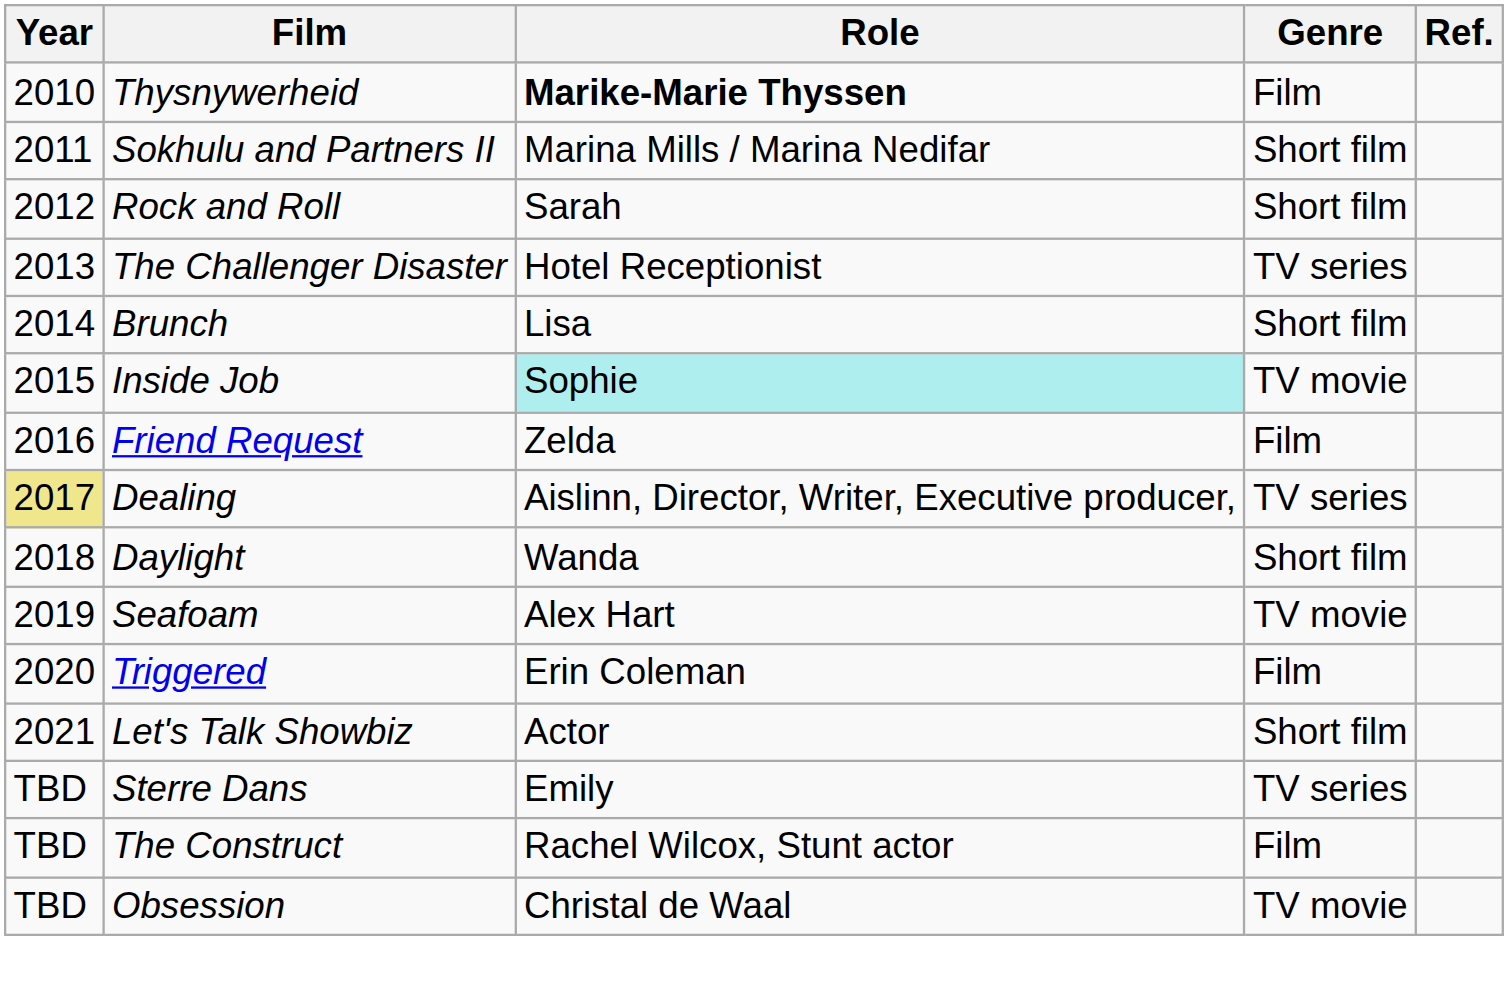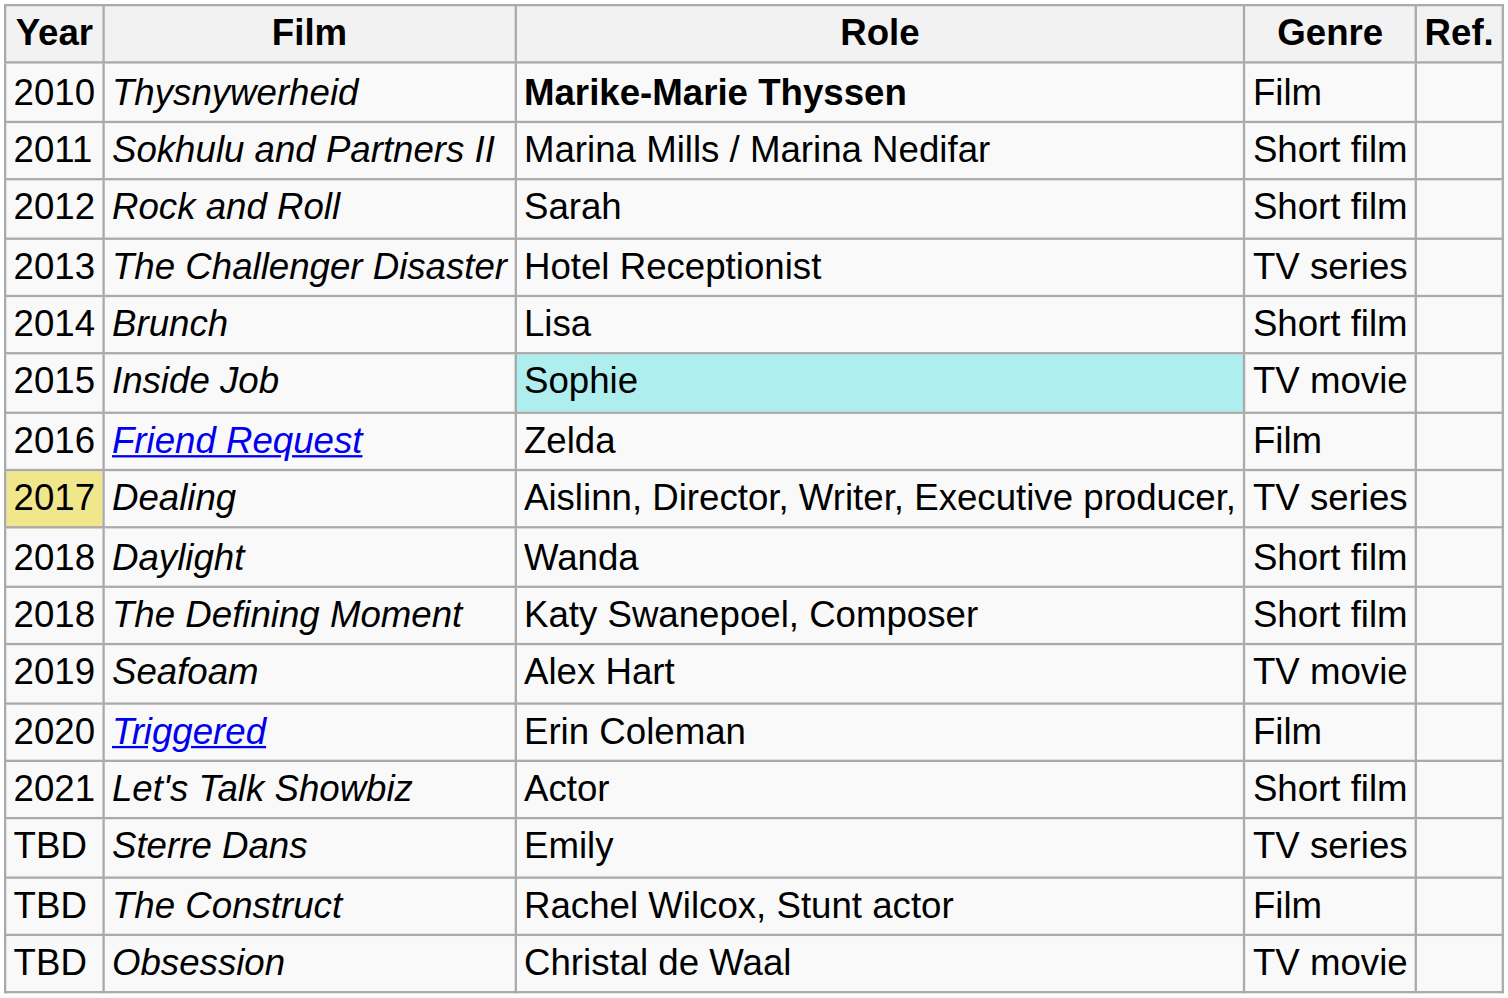+ row: (287, 614)
